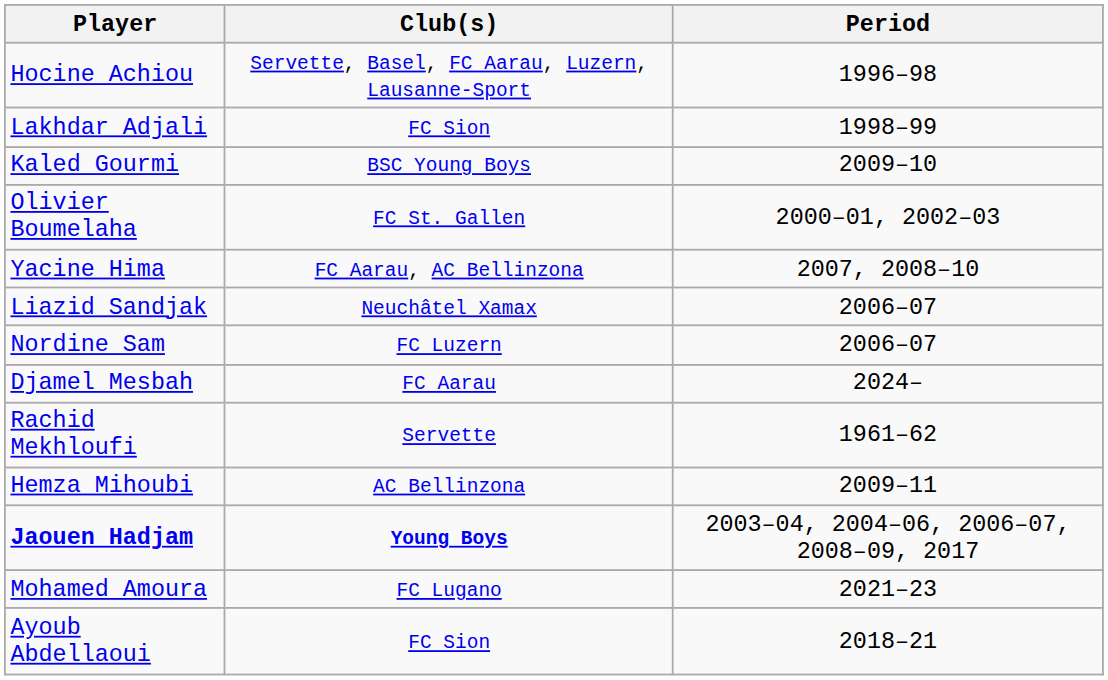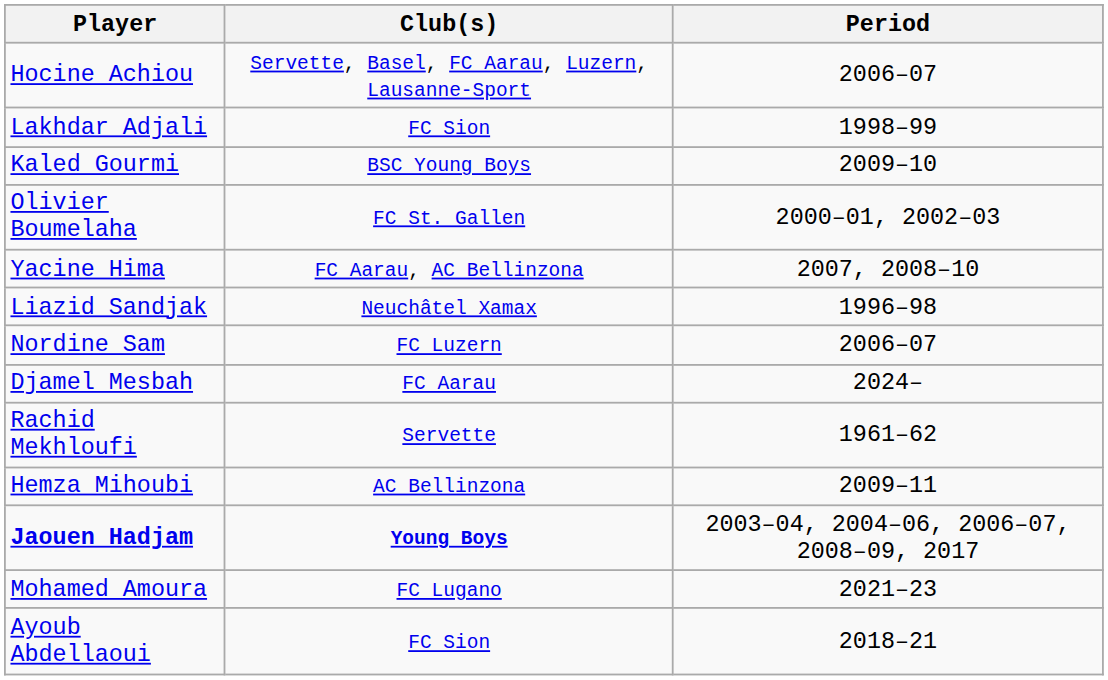(888, 76) 1996–98 -> (888, 76) 2006–07
(888, 307) 2006–07 -> (888, 307) 1996–98
